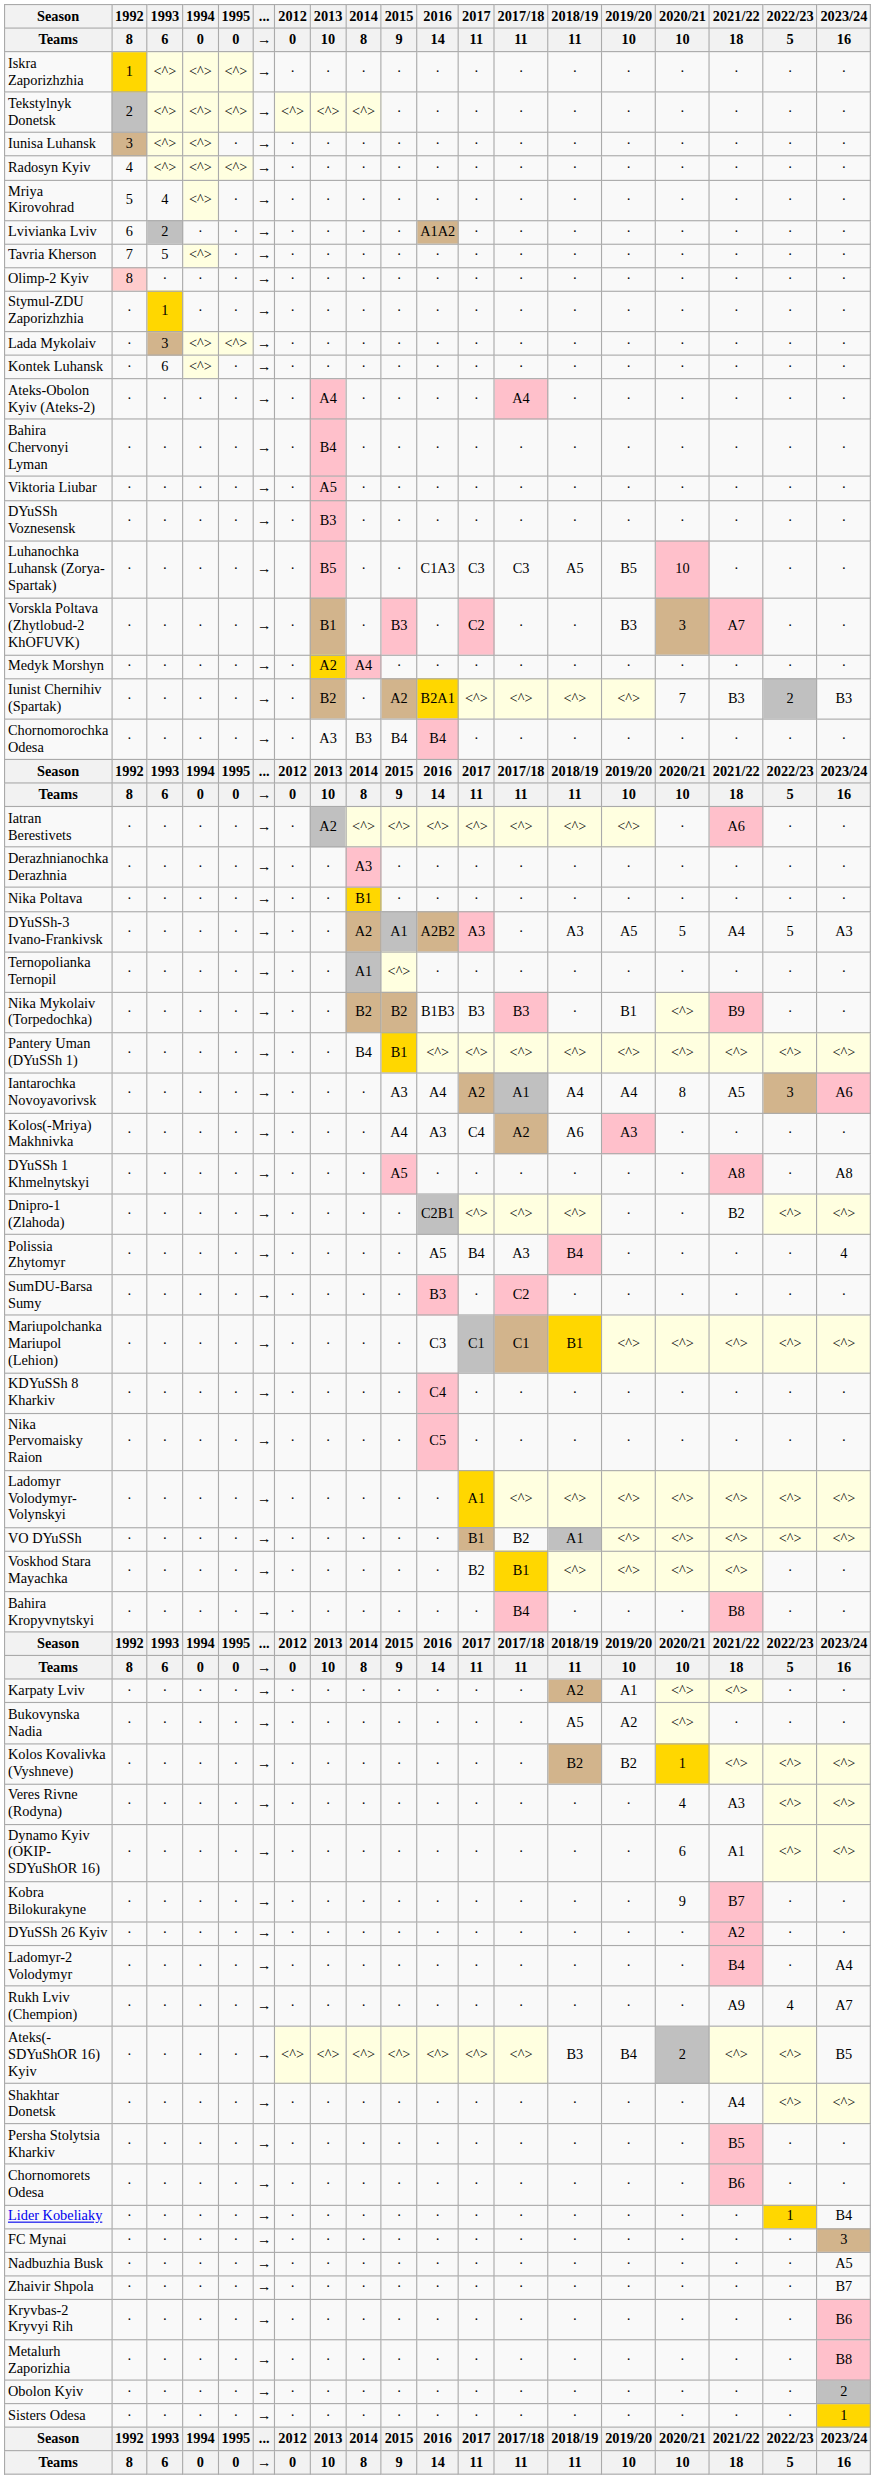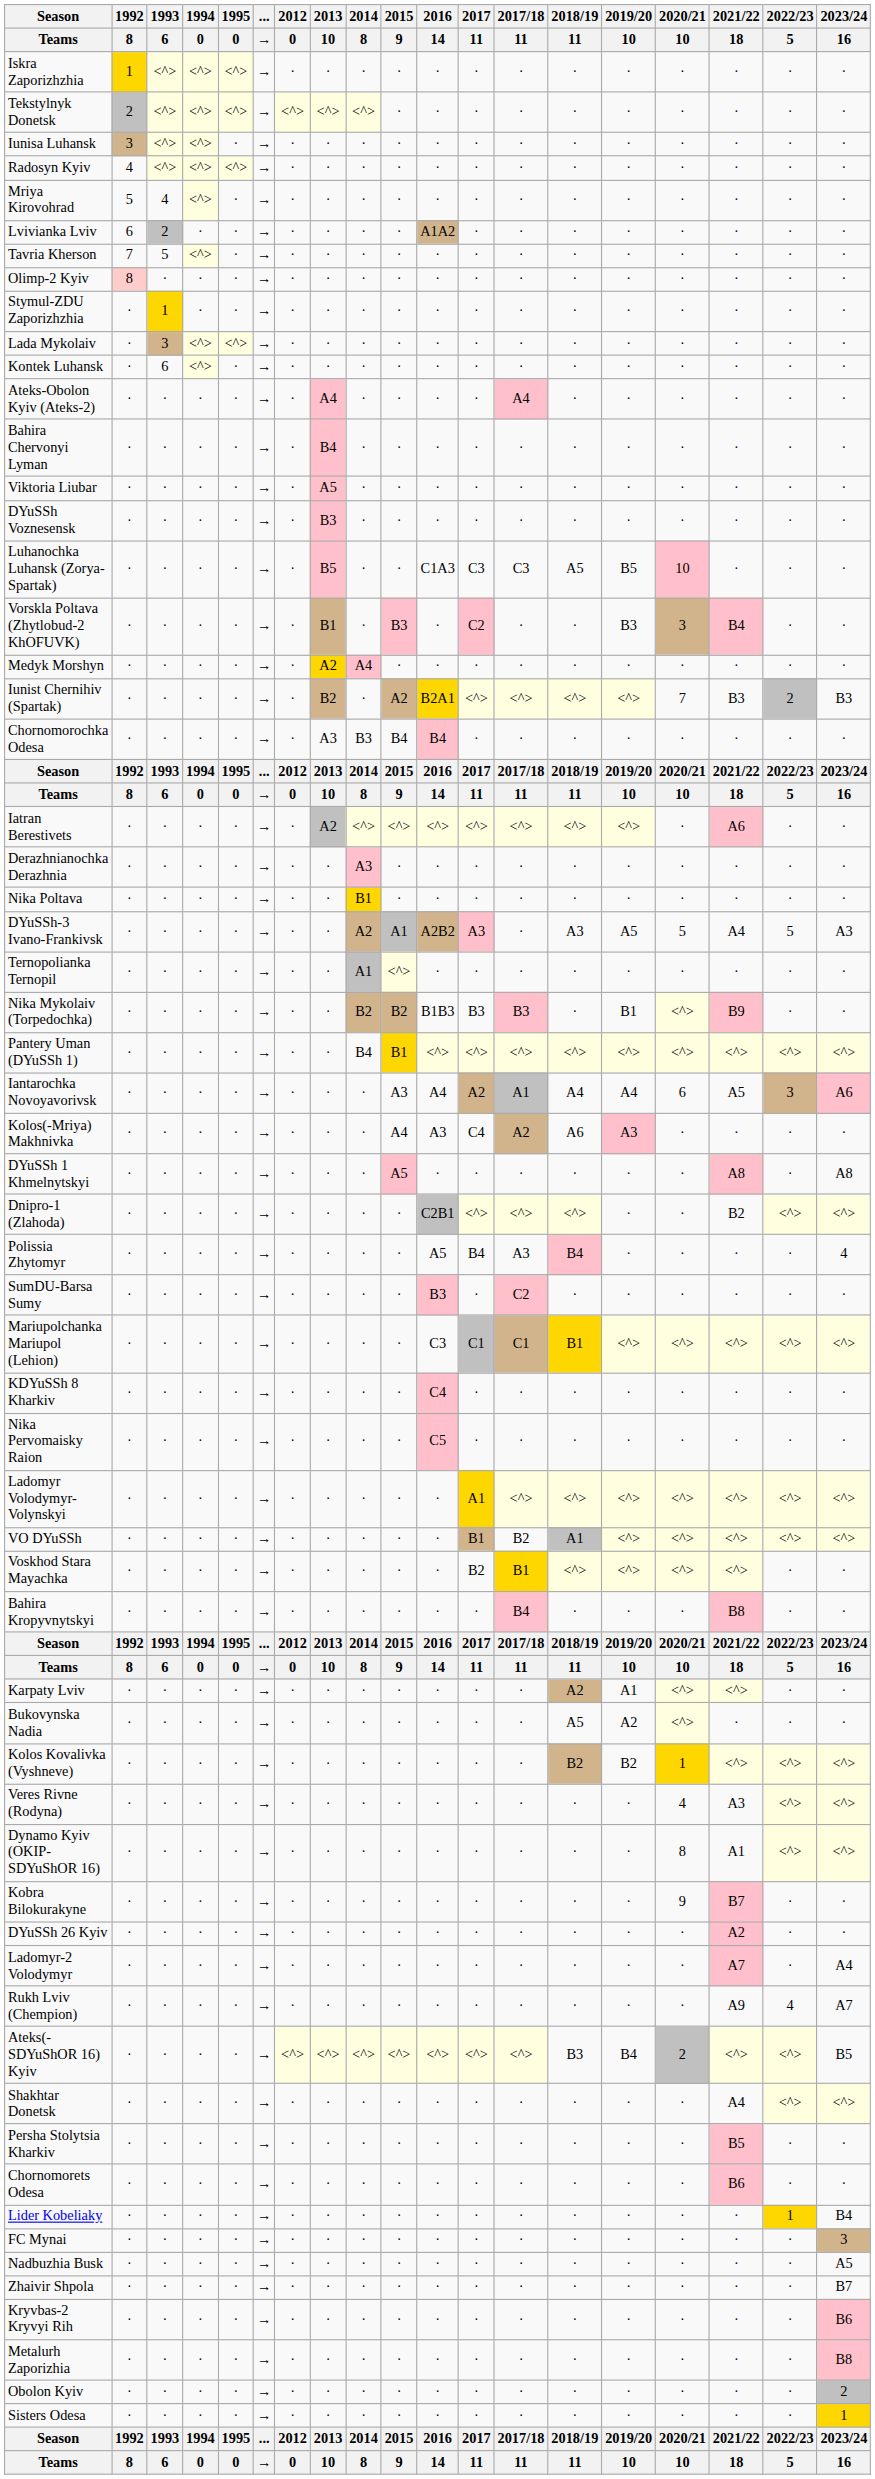(736, 626) A7 -> (736, 626) B4
(682, 1092) 8 -> (682, 1092) 6
(682, 1852) 6 -> (682, 1852) 8
(736, 1965) B4 -> (736, 1965) A7
